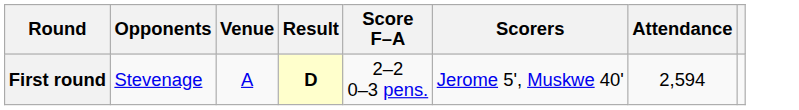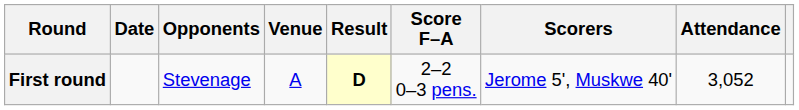+ column: (134, 29)
(682, 79) 2,594 -> (731, 79) 3,052
